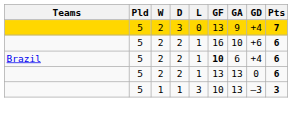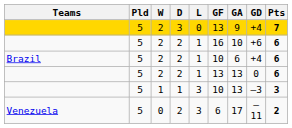(218, 58) bold -> (218, 58) normal
+ row: (32, 110)
